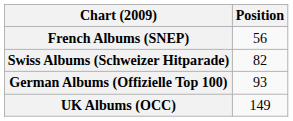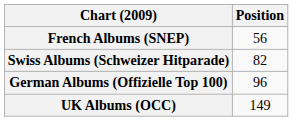(260, 82) 93 -> (260, 82) 96
